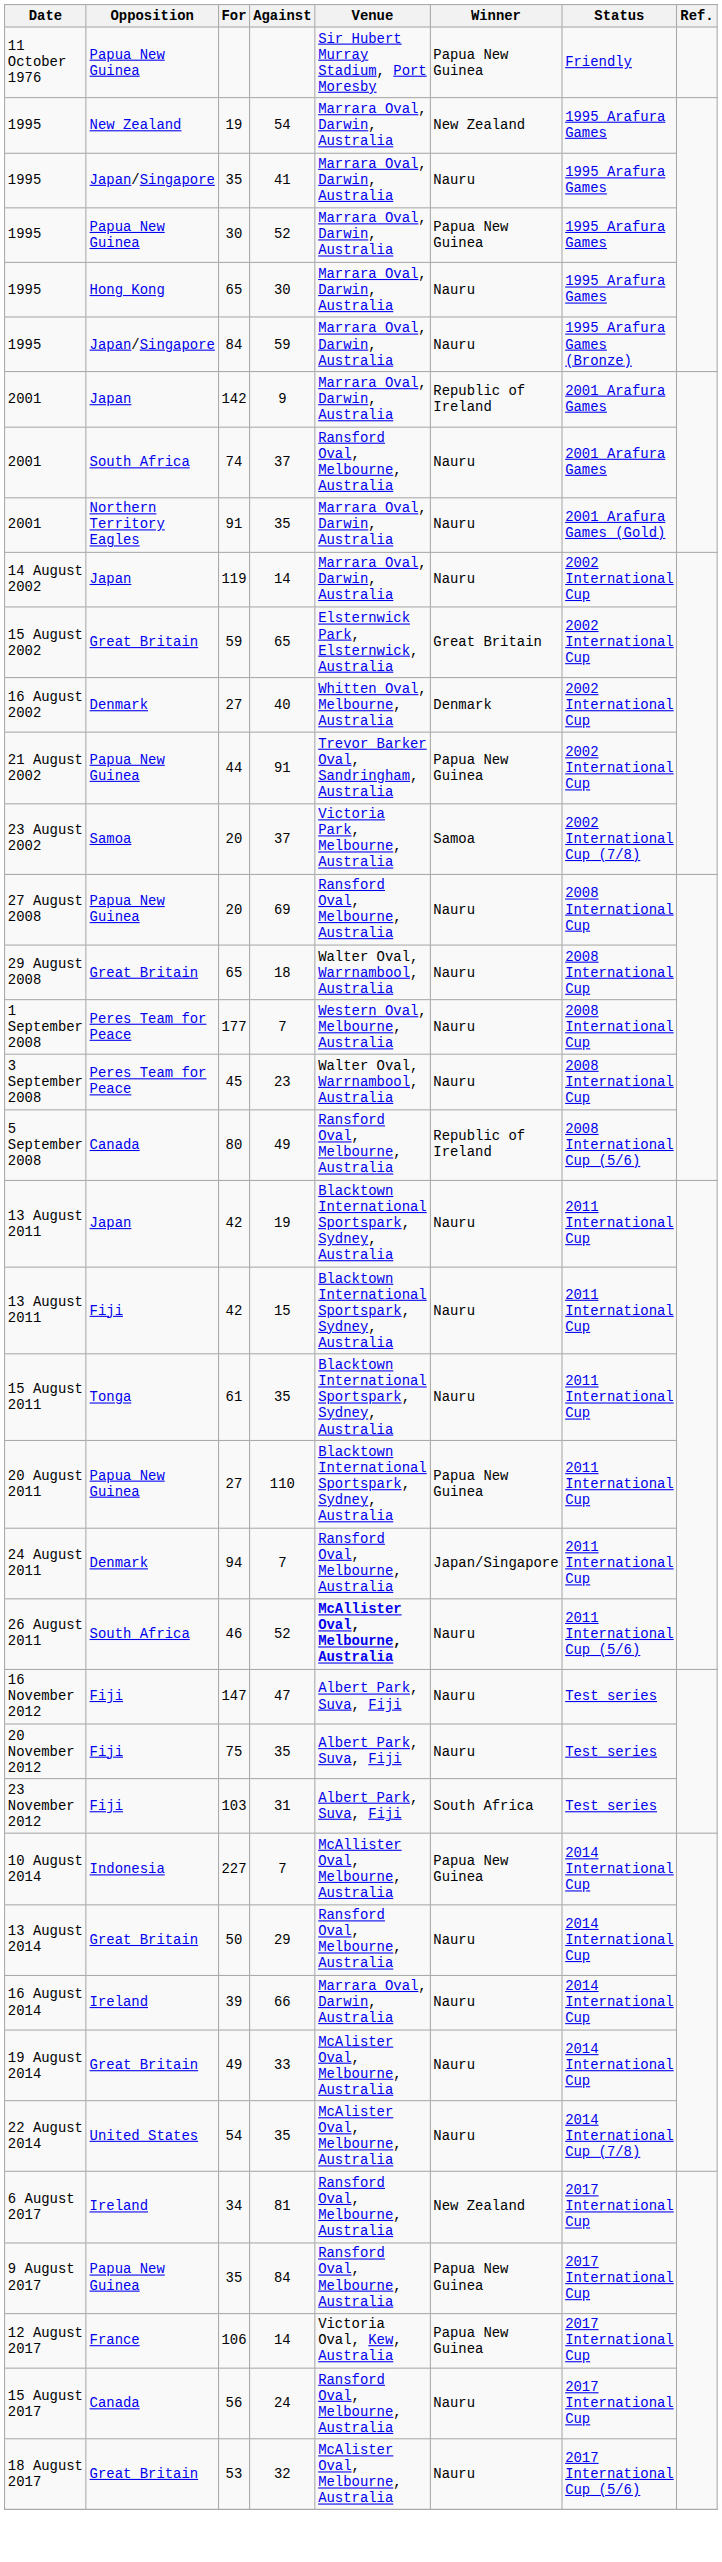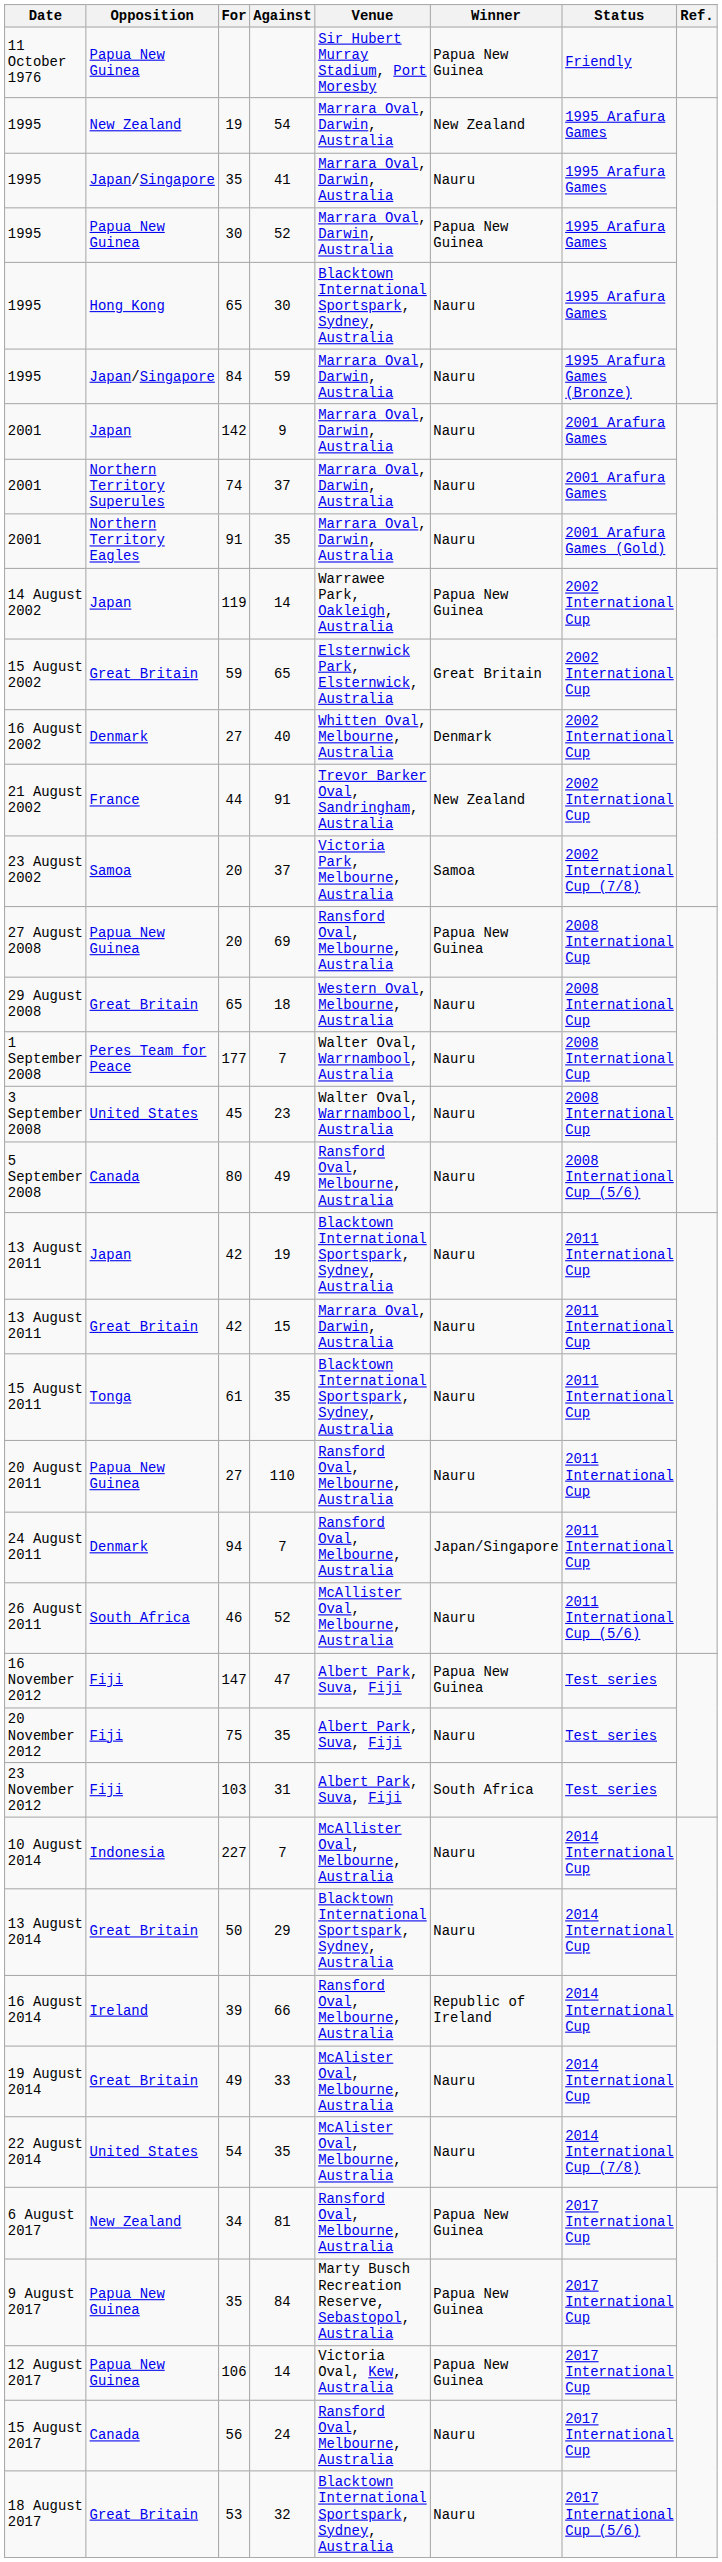(372, 290) Marrara Oval, Darwin, Australia -> (372, 306) Blacktown International Sportspark, Sydney, Australia
(479, 399) Republic of Ireland -> (454, 431) Nauru
(140, 462) South Africa -> (127, 486) Northern Territory Superules
(360, 462) Ransford Oval, Melbourne, Australia -> (372, 486) Marrara Oval, Darwin, Australia
(372, 580) Marrara Oval, Darwin, Australia -> (356, 604) Warrawee Park, Oakleigh, Australia
(454, 580) Nauru -> (471, 604) Papua New Guinea
(127, 768) Papua New Guinea -> (115, 800) France
(471, 768) Papua New Guinea -> (479, 800) New Zealand
(454, 910) Nauru -> (471, 942) Papua New Guinea
(368, 972) Walter Oval, Warrnambool, Australia -> (372, 1005) Western Oval, Melbourne, Australia
(372, 1027) Western Oval, Melbourne, Australia -> (368, 1059) Walter Oval, Warrnambool, Australia
(148, 1082) Peres Team for Peace -> (144, 1114) United States
(479, 1145) Republic of Ireland -> (454, 1177) Nauru
(106, 1311) Fiji -> (144, 1327) Great Britain
(372, 1311) Blacktown International Sportspark, Sydney, Australia -> (372, 1327) Marrara Oval, Darwin, Australia
(372, 1484) Blacktown International Sportspark, Sydney, Australia -> (360, 1476) Ransford Oval, Melbourne, Australia
(471, 1484) Papua New Guinea -> (454, 1476) Nauru
(360, 1634) bold -> (360, 1618) normal
(454, 1697) Nauru -> (471, 1681) Papua New Guinea
(471, 1869) Papua New Guinea -> (454, 1853) Nauru
(360, 1940) Ransford Oval, Melbourne, Australia -> (372, 1932) Blacktown International Sportspark, Sydney, Australia
(372, 2003) Marrara Oval, Darwin, Australia -> (360, 2011) Ransford Oval, Melbourne, Australia
(454, 2003) Nauru -> (479, 2011) Republic of Ireland
(119, 2207) Ireland -> (136, 2223) New Zealand
(479, 2207) New Zealand -> (471, 2223) Papua New Guinea
(360, 2278) Ransford Oval, Melbourne, Australia -> (364, 2302) Marty Busch Recreation Reserve, Sebastopol, Australia
(115, 2341) France -> (127, 2373) Papua New Guinea
(360, 2474) McAlister Oval, Melbourne, Australia -> (372, 2514) Blacktown International Sportspark, Sydney, Australia
